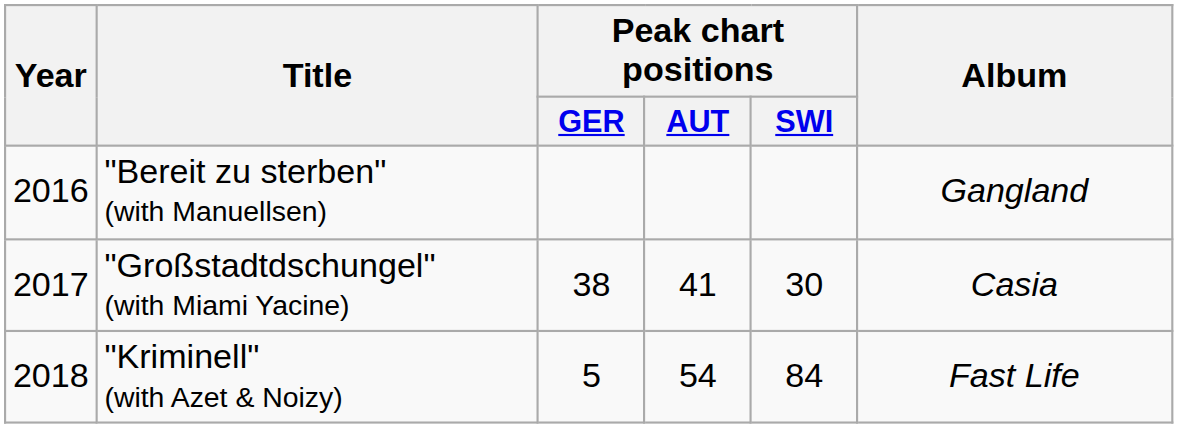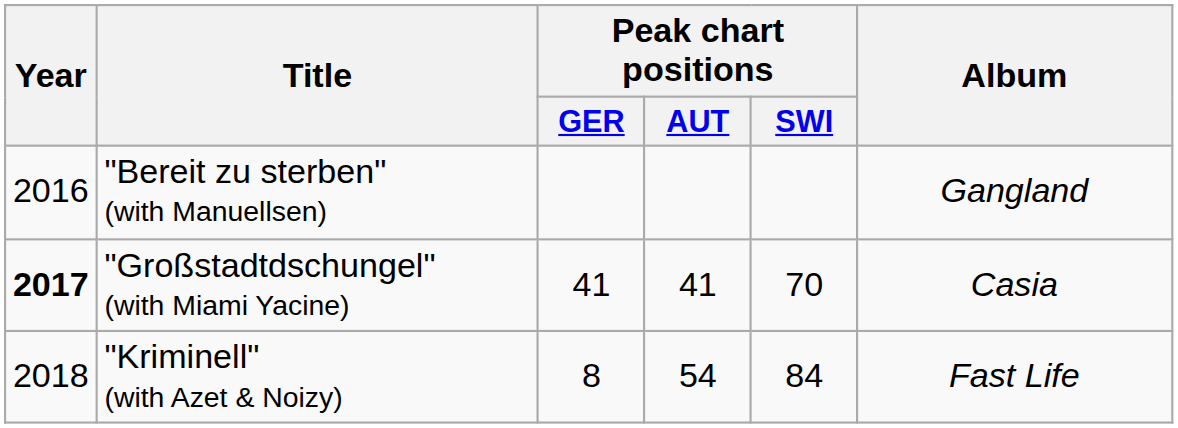(51, 283) normal -> (51, 283) bold
(591, 283) 38 -> (591, 283) 41
(804, 283) 30 -> (804, 283) 70
(591, 376) 5 -> (591, 376) 8
